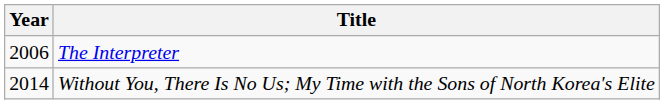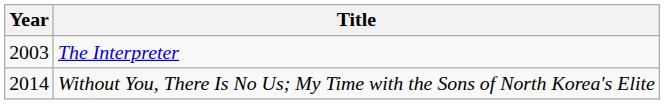(29, 51) 2006 -> (29, 51) 2003
